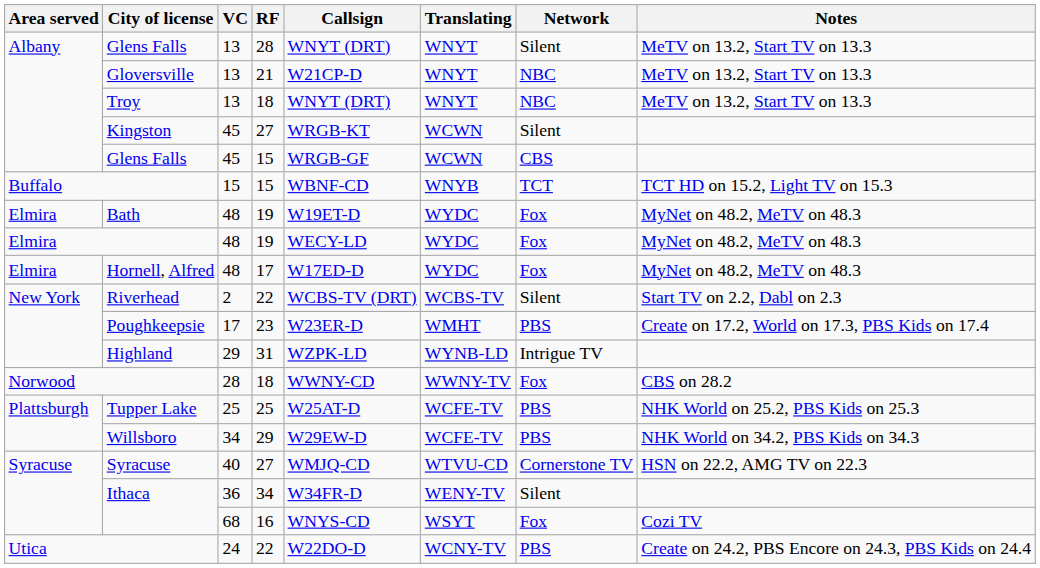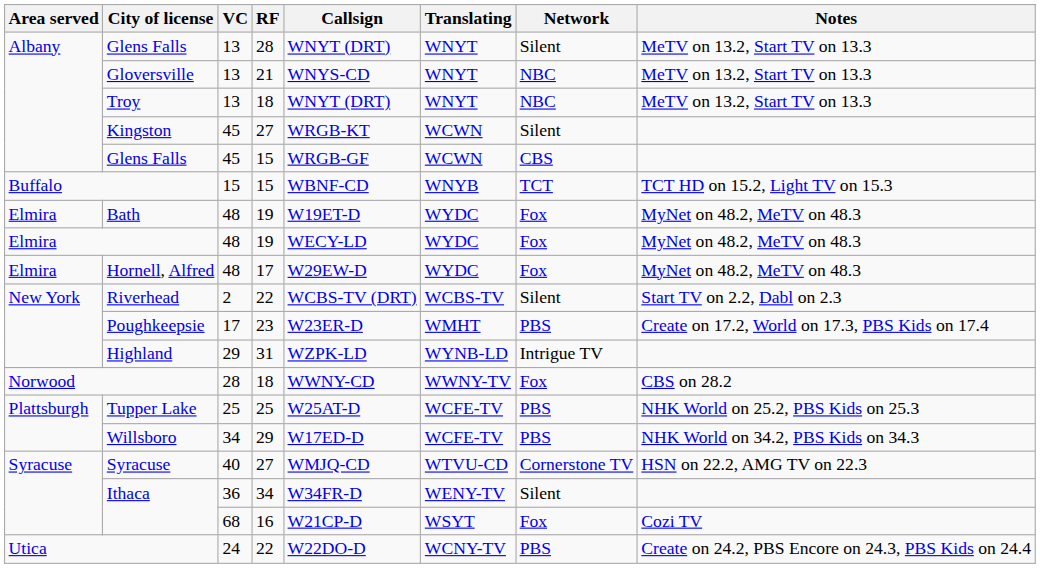(325, 74) W21CP-D -> (329, 74) WNYS-CD
(326, 269) W17ED-D -> (327, 269) W29EW-D
(327, 437) W29EW-D -> (326, 437) W17ED-D
(329, 520) WNYS-CD -> (325, 520) W21CP-D
